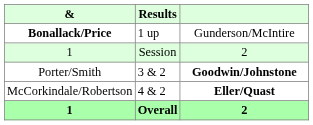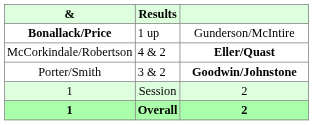rows swapped: (70, 91) <-> (70, 52)
